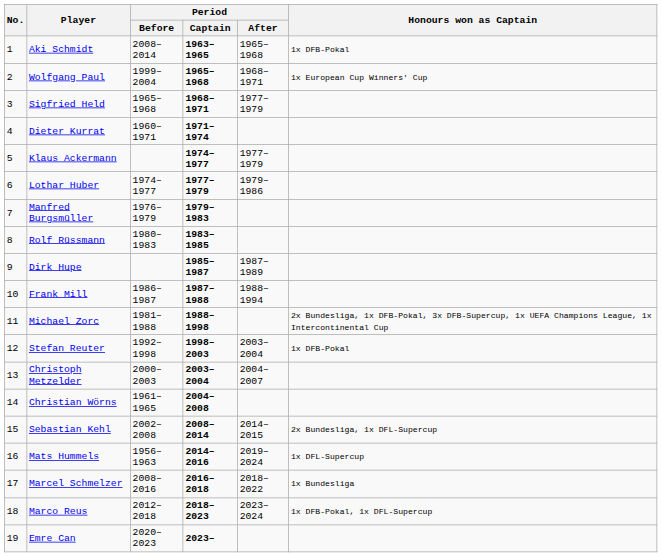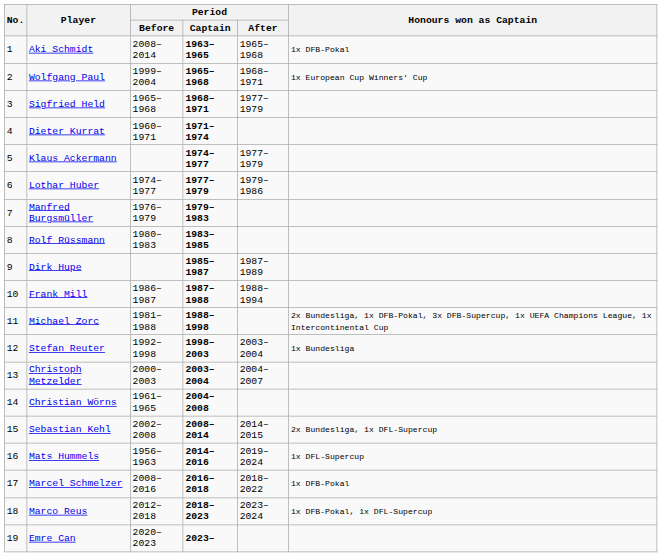(320, 349) 1x DFB-Pokal -> (323, 349) 1x Bundesliga
(323, 484) 1x Bundesliga -> (320, 484) 1x DFB-Pokal
